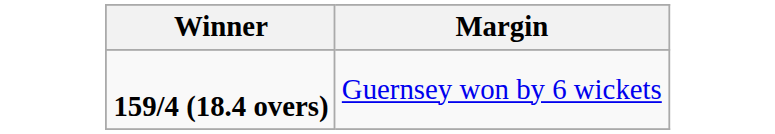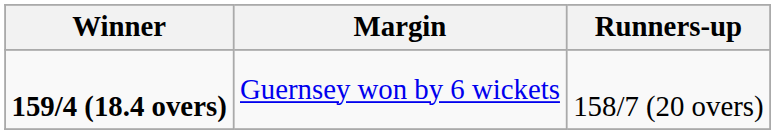+ column: (668, 27)
